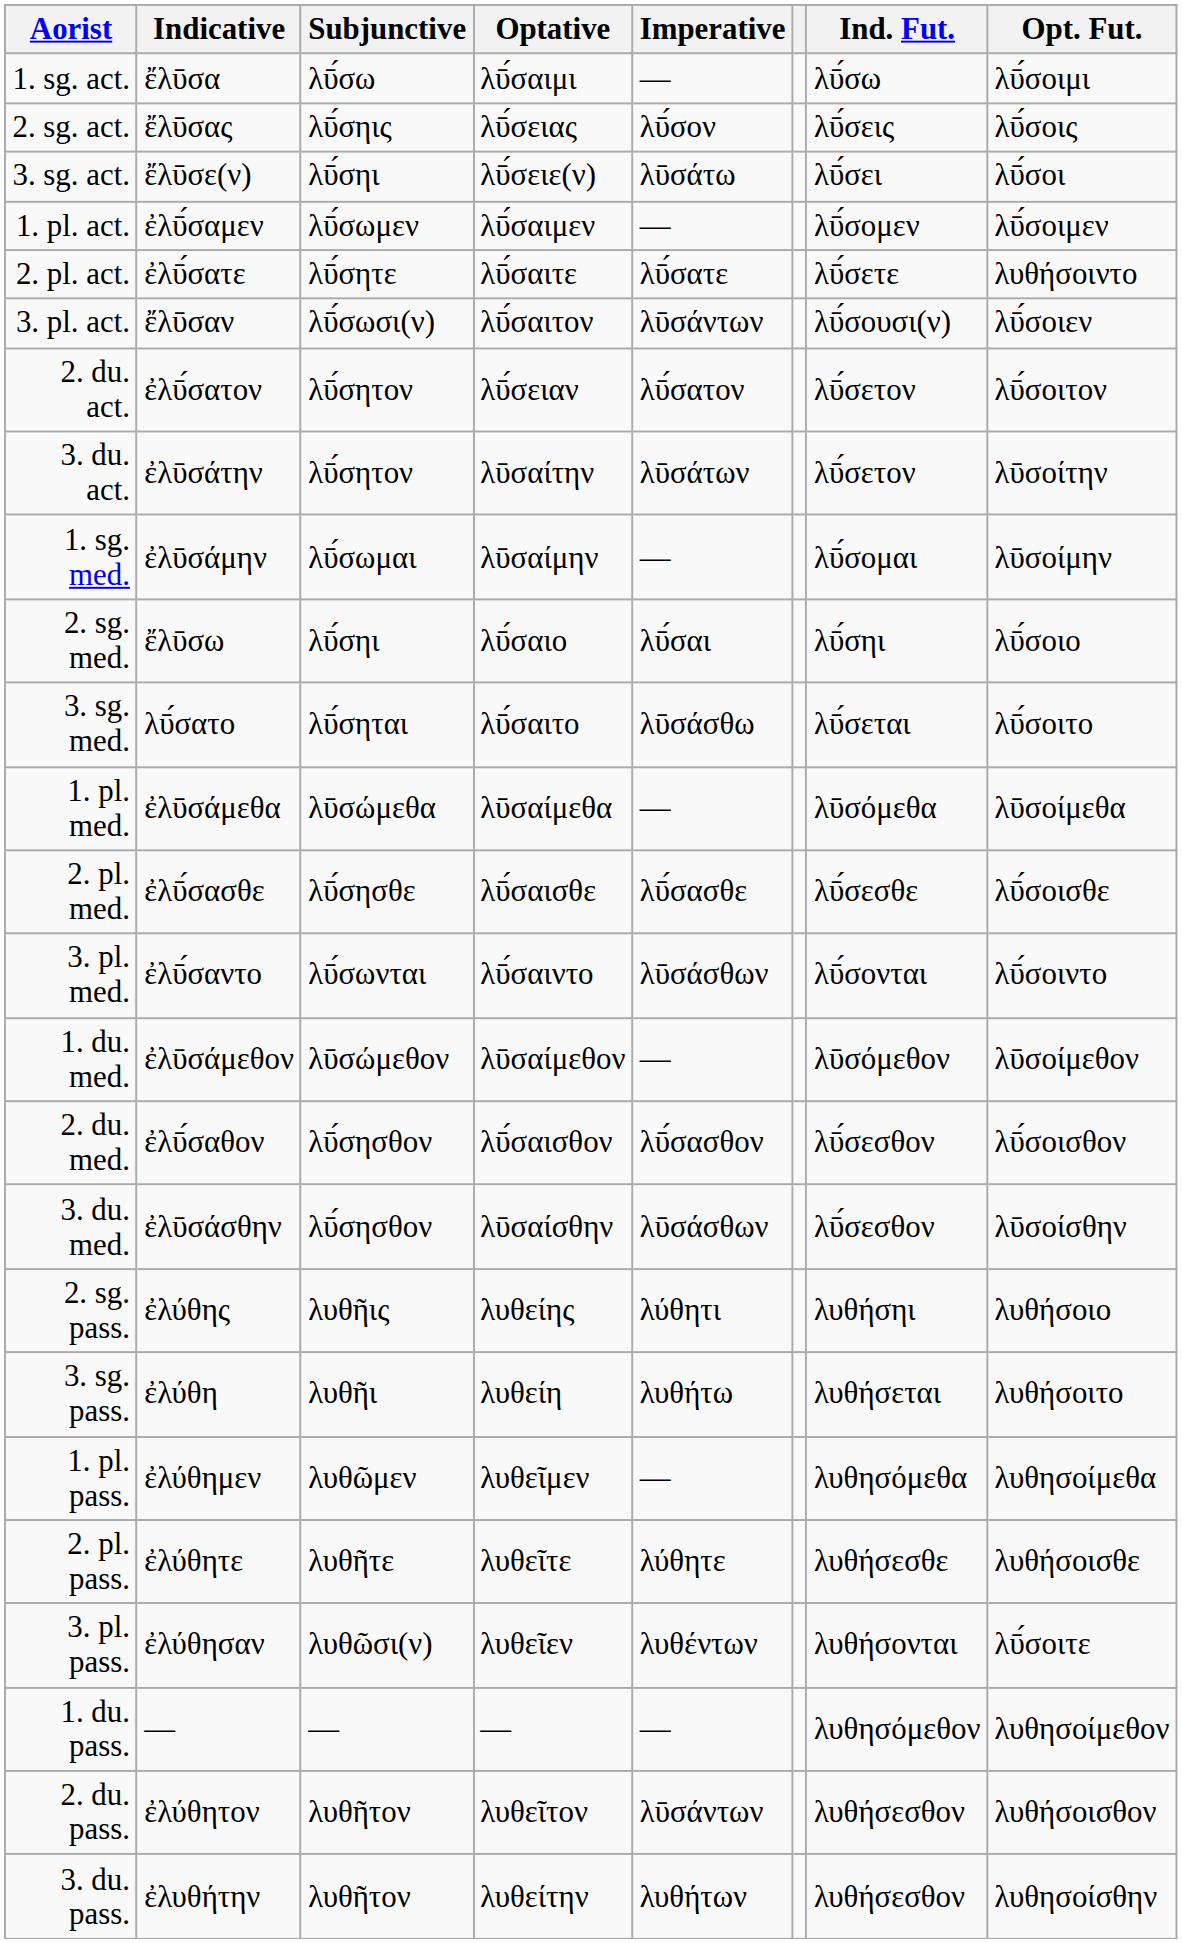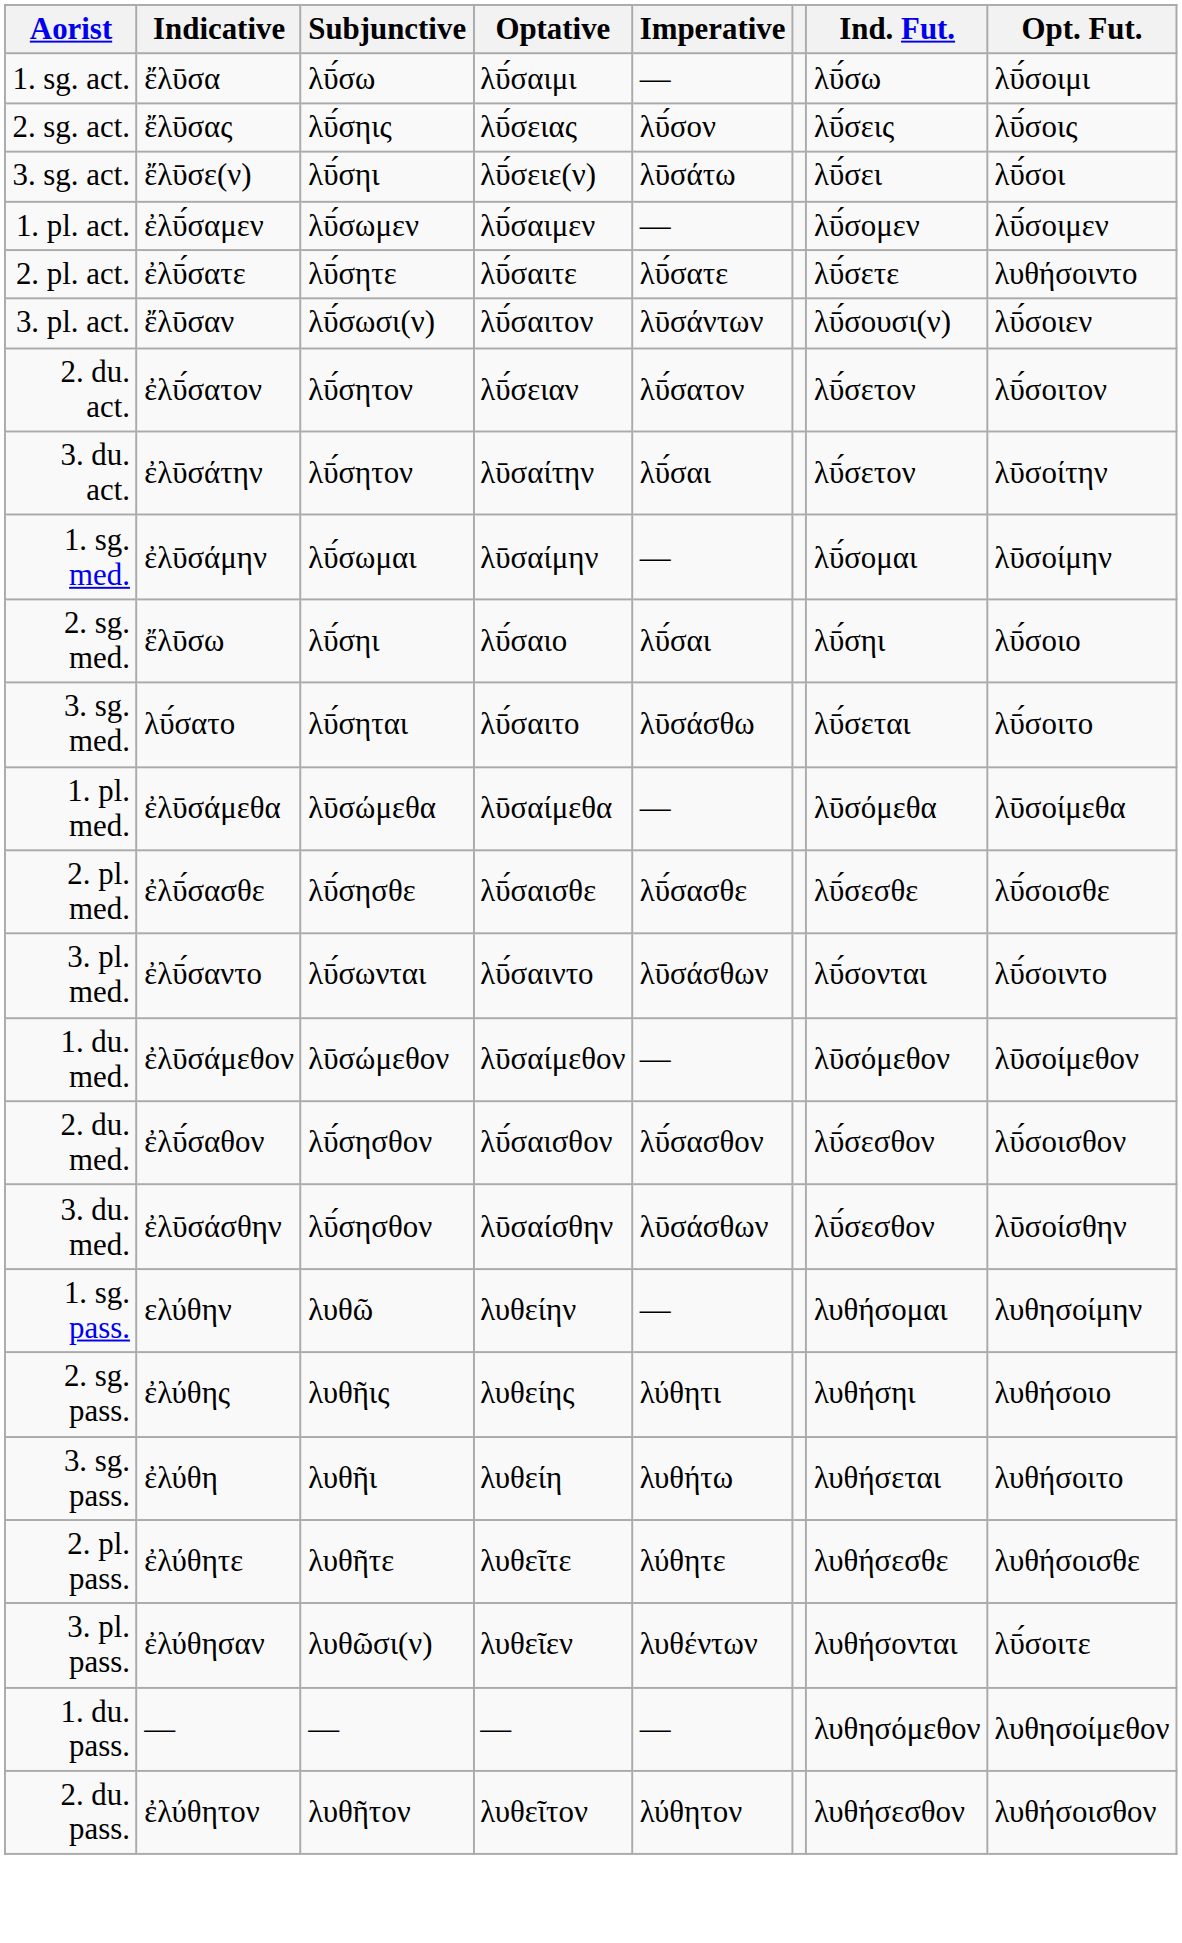(695, 472) λῡσάτων -> (675, 472) λῡ́σαι
+ row: (97, 1310)
- row: (99, 1477)
(702, 1812) λῡσάντων -> (691, 1812) λύθητον
- row: (95, 1896)
